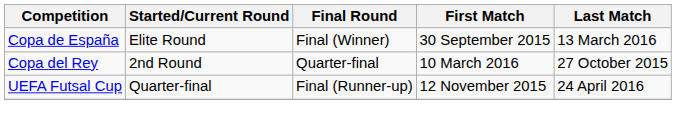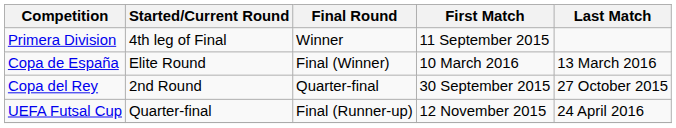+ row: (62, 39)
(485, 39) 30 September 2015 -> (469, 63) 10 March 2016
(469, 63) 10 March 2016 -> (485, 87) 30 September 2015
